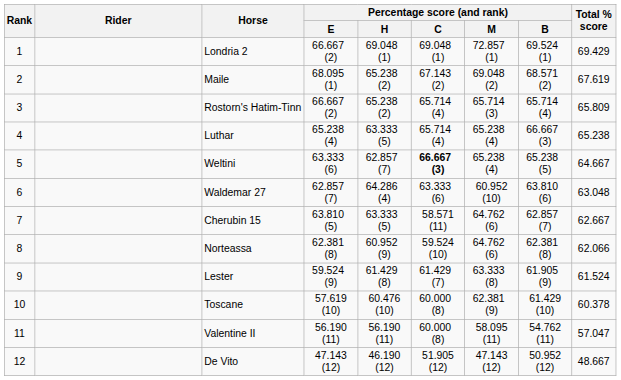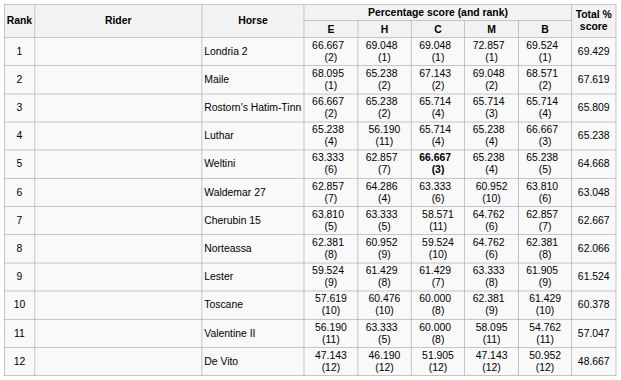(384, 136) 63.333 (5) -> (384, 136) 56.190 (11)
(594, 164) 64.667 -> (594, 164) 64.668
(384, 333) 56.190 (11) -> (384, 333) 63.333 (5)
